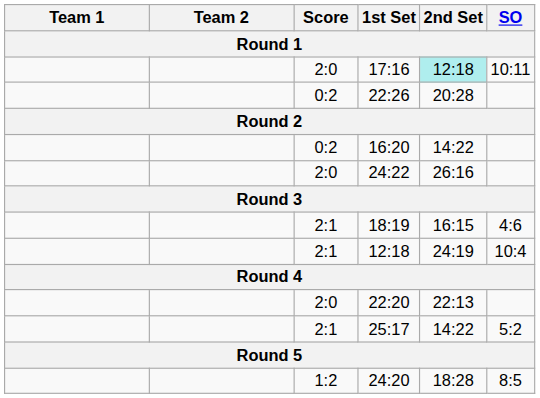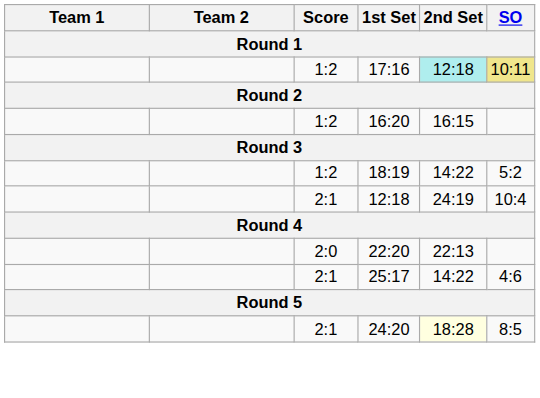(326, 70) 2:0 -> (326, 70) 1:2
(510, 70) no background -> (510, 70) khaki background
- row: (389, 96)
(326, 148) 0:2 -> (326, 122) 1:2
(453, 148) 14:22 -> (453, 122) 16:15
- row: (389, 174)
(326, 225) 2:1 -> (326, 174) 1:2
(453, 225) 16:15 -> (453, 174) 14:22
(510, 225) 4:6 -> (510, 174) 5:2
(510, 329) 5:2 -> (510, 277) 4:6
(326, 381) 1:2 -> (326, 329) 2:1
(453, 381) no background -> (453, 329) lightyellow background
